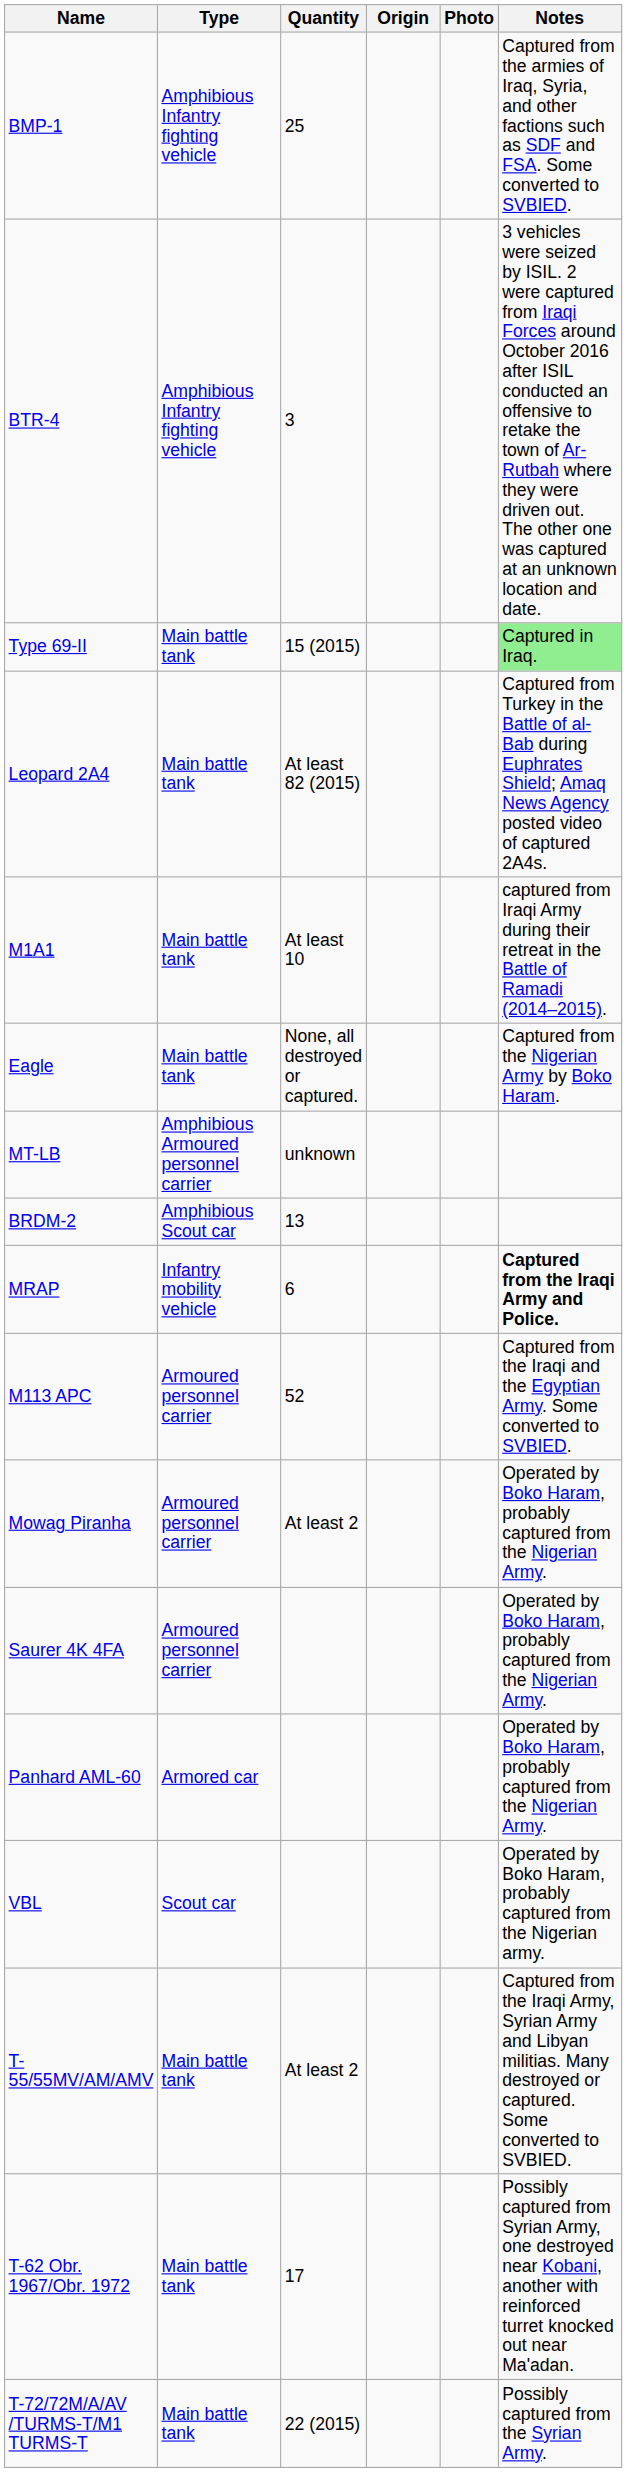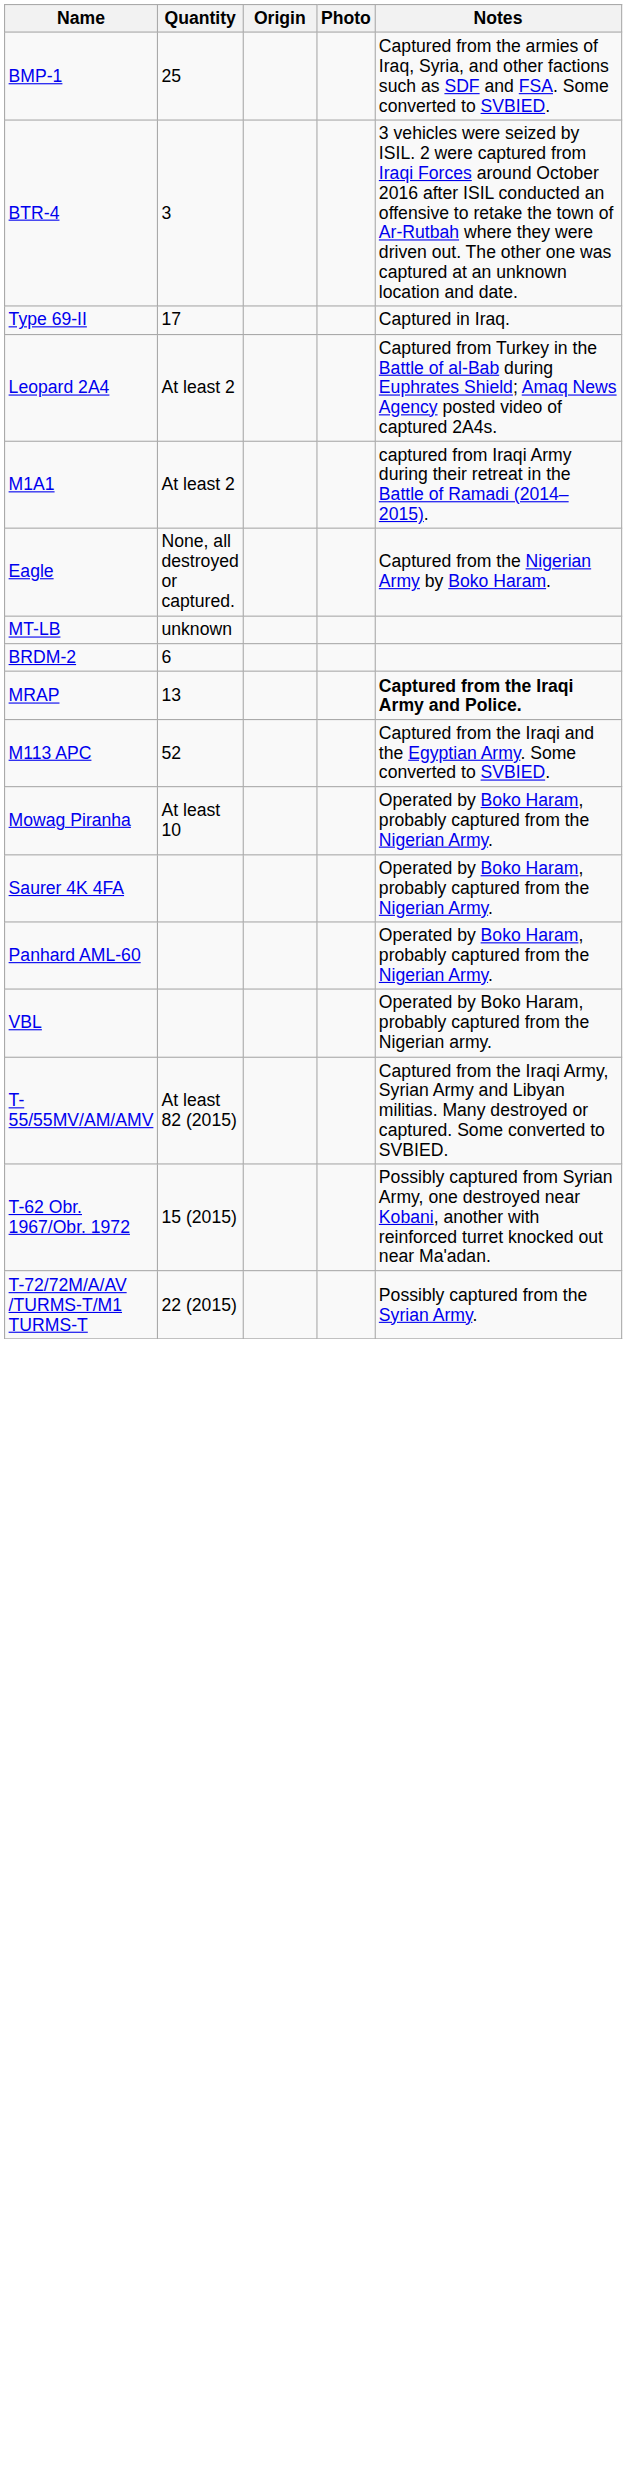- column: (219, 18)
(322, 646) 15 (2015) -> (171, 319) 17
(548, 646) lightgreen background -> (444, 319) no background
(322, 773) At least 82 (2015) -> (198, 387) At least 2
(314, 950) At least 10 -> (198, 484) At least 2
(295, 1221) 13 -> (166, 657) 6
(290, 1289) 6 -> (171, 695) 13
(321, 1523) At least 2 -> (191, 820) At least 10
(321, 2070) At least 2 -> (199, 1110) At least 82 (2015)
(295, 2276) 17 -> (199, 1217) 15 (2015)
